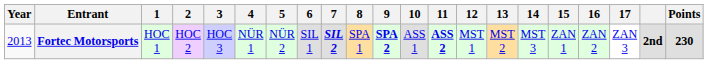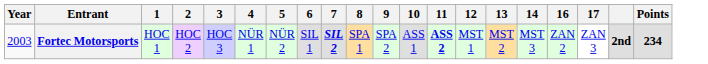- column: (564, 14)
(19, 41) 2013 -> (19, 41) 2003
(387, 41) bold -> (386, 41) normal
(684, 41) 230 -> (653, 41) 234
